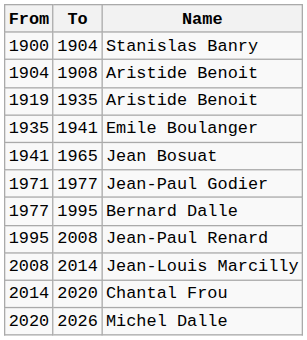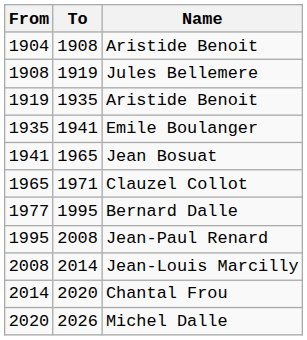- row: (29, 46)
+ row: (29, 74)
+ row: (29, 184)
- row: (29, 184)
